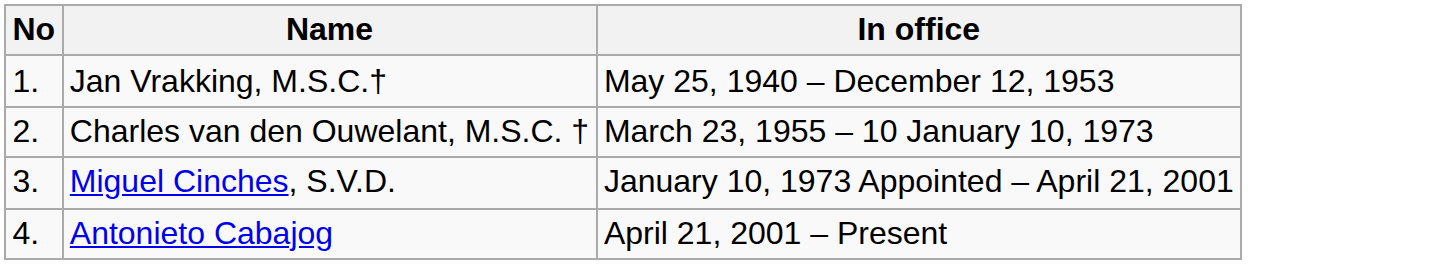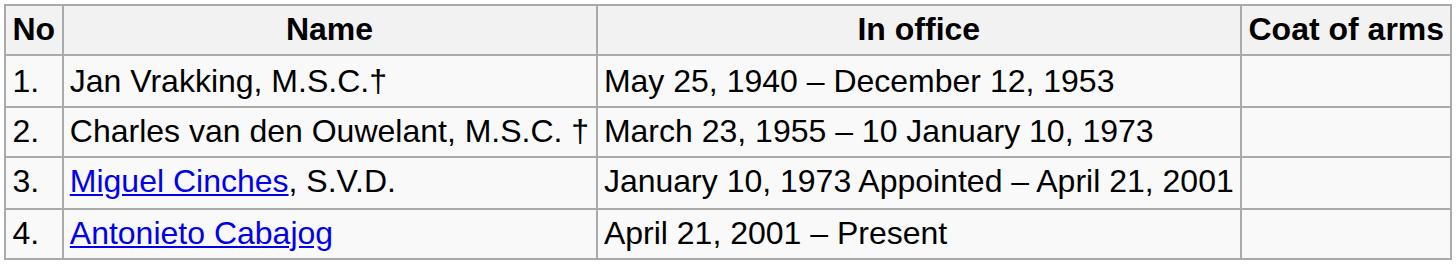+ column: (1346, 29)
